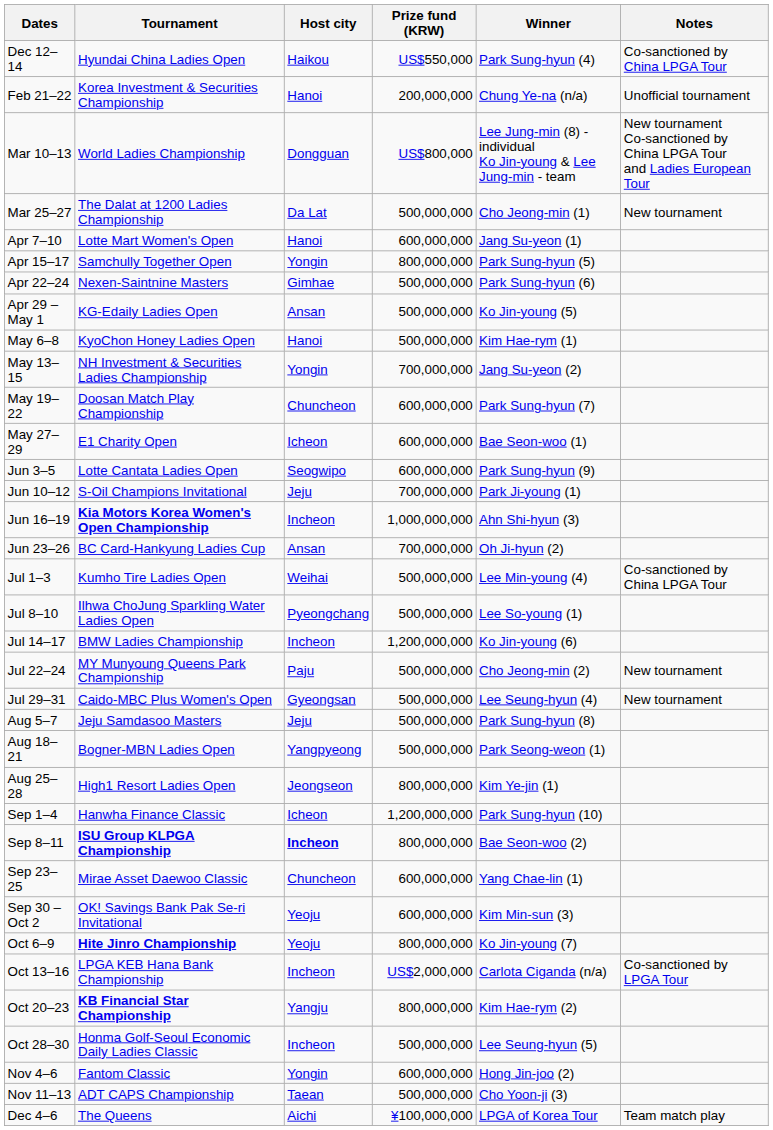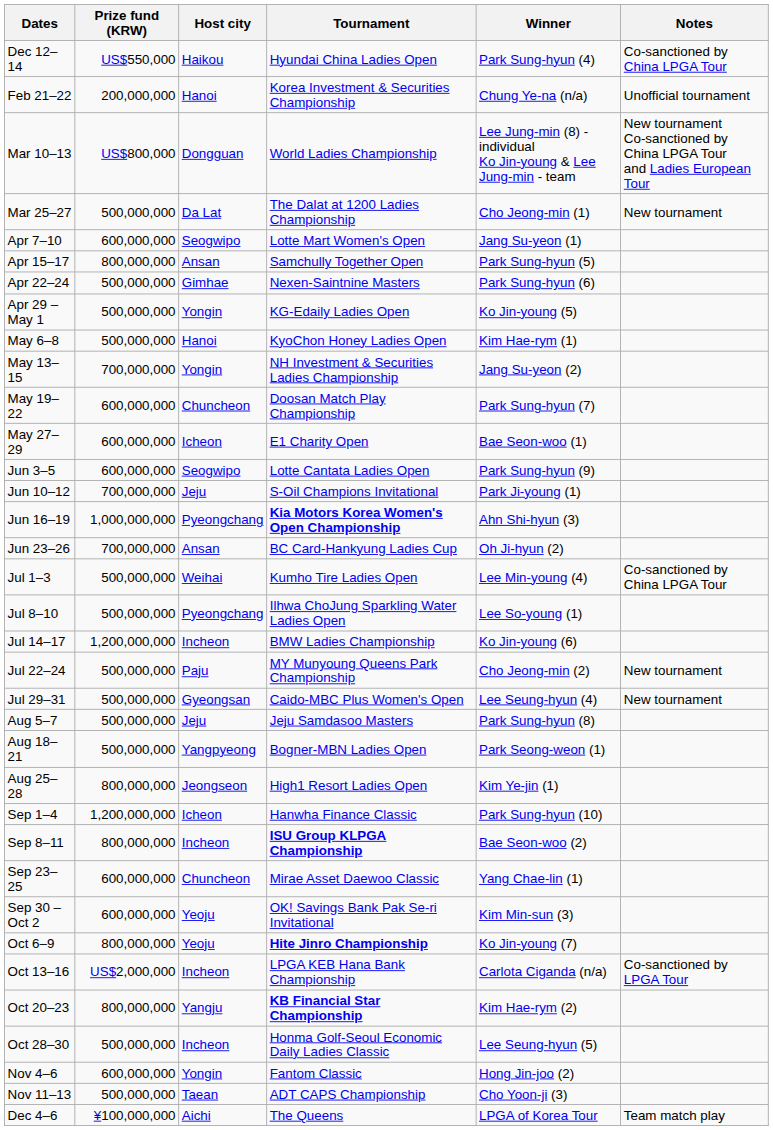columns swapped: (180, 23) <-> (424, 23)
(305, 241) Hanoi -> (211, 241) Seogwipo
(308, 262) Yongin -> (201, 262) Ansan
(306, 312) Ansan -> (202, 312) Yongin
(311, 520) Incheon -> (223, 520) Pyeongchang
(313, 843) bold -> (206, 843) normal
